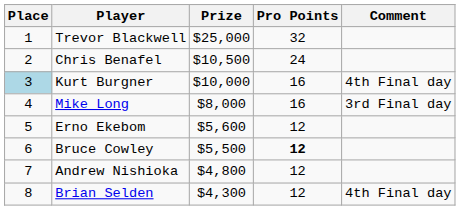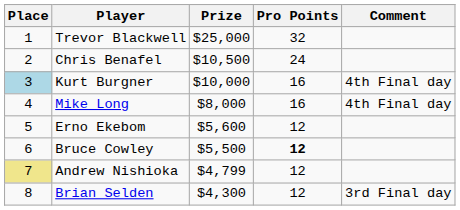(398, 105) 3rd Final day -> (398, 105) 4th Final day
(28, 171) no background -> (28, 171) khaki background
(221, 171) $4,800 -> (221, 171) $4,799
(398, 194) 4th Final day -> (398, 194) 3rd Final day
